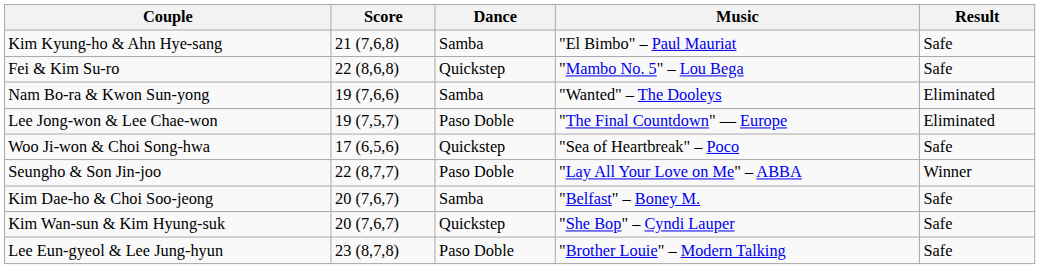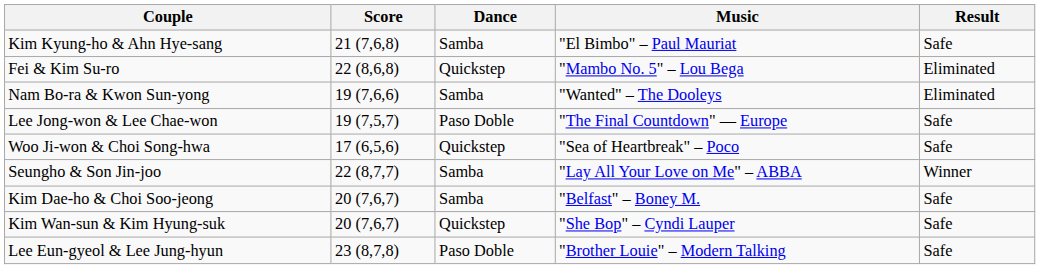(938, 69) Safe -> (959, 69) Eliminated
(959, 120) Eliminated -> (938, 120) Safe
(477, 172) Paso Doble -> (461, 172) Samba
